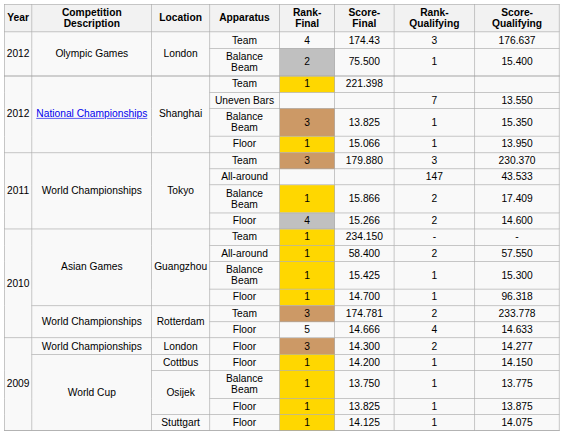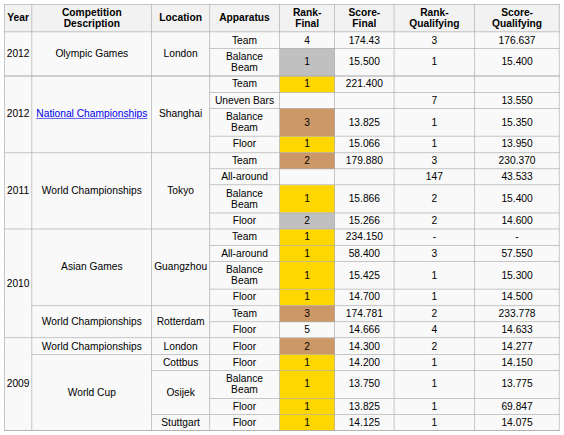(307, 62) 2 -> (307, 62) 1
(364, 62) 75.500 -> (364, 62) 15.500
(364, 84) 221.398 -> (364, 84) 221.400
(307, 160) 3 -> (307, 160) 2
(517, 199) 17.409 -> (517, 199) 15.400
(307, 221) 4 -> (307, 221) 2
(434, 253) 2 -> (434, 253) 3
(517, 297) 96.318 -> (517, 297) 14.500
(307, 346) 3 -> (307, 346) 2
(517, 406) 13.875 -> (517, 406) 69.847
